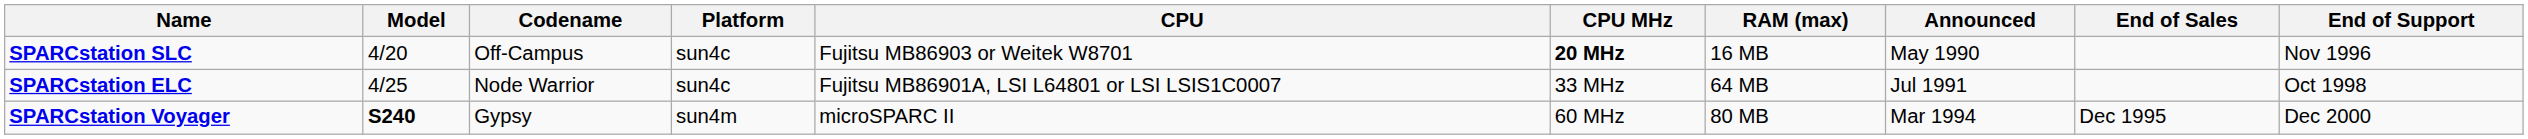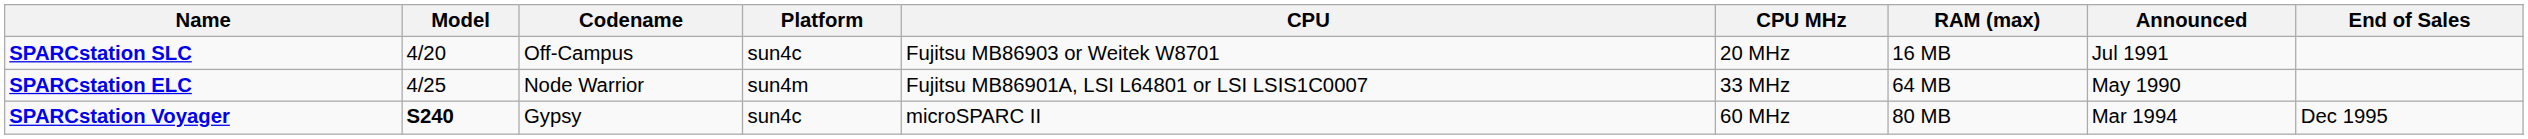- column: (2401, 20)
(1590, 52) bold -> (1755, 52) normal
(1935, 52) May 1990 -> (2130, 52) Jul 1991
(703, 85) sun4c -> (778, 85) sun4m
(1929, 85) Jul 1991 -> (2136, 85) May 1990
(707, 117) sun4m -> (775, 117) sun4c
